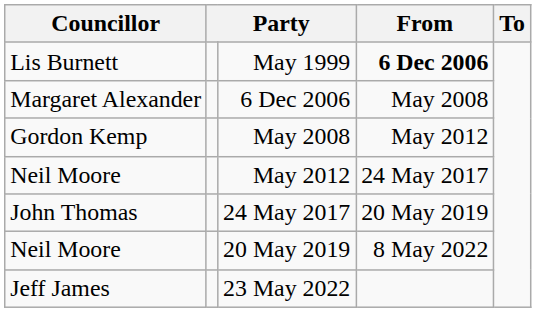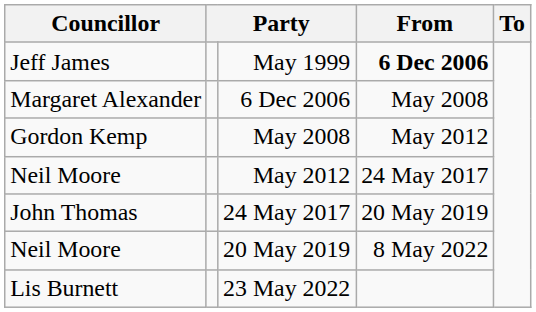(64, 61) Lis Burnett -> (60, 61) Jeff James
(60, 288) Jeff James -> (64, 288) Lis Burnett
